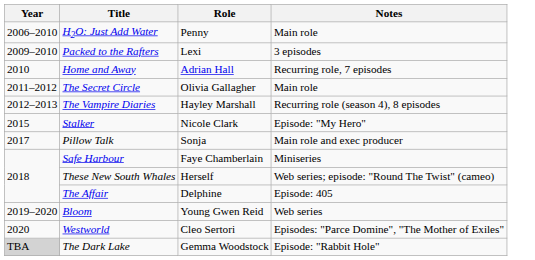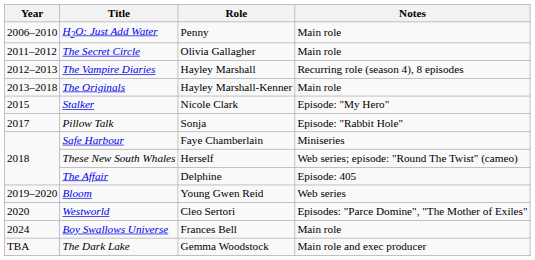- row: (111, 51)
- row: (99, 69)
+ row: (94, 87)
(338, 140) Main role and exec producer -> (350, 122) Episode: "Rabbit Hole"
+ row: (115, 229)
(18, 247) lightgrey background -> (18, 247) no background
(327, 247) Episode: "Rabbit Hole" -> (362, 247) Main role and exec producer
